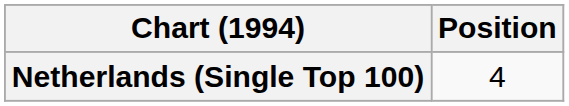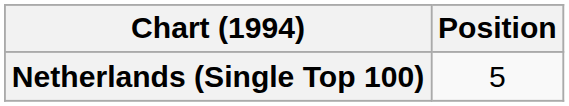(497, 76) 4 -> (497, 76) 5
